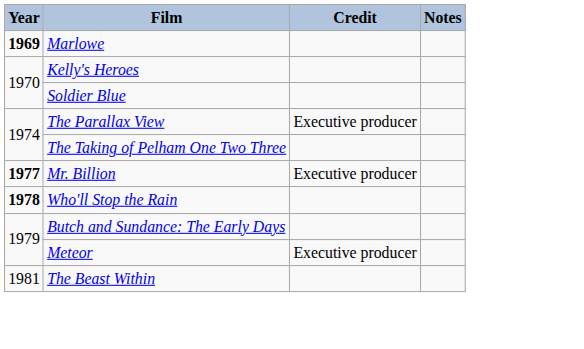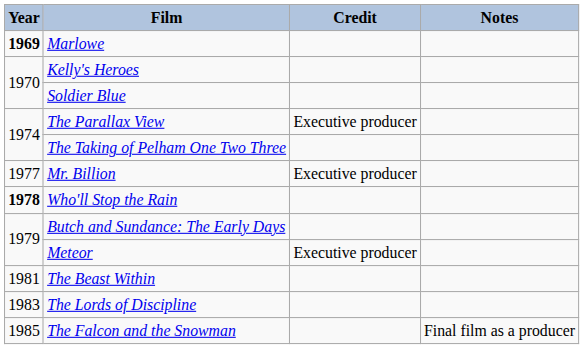(24, 174) bold -> (24, 174) normal
+ row: (122, 304)
+ row: (141, 330)
